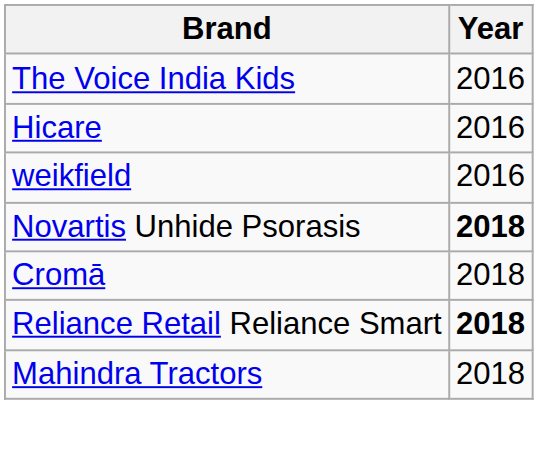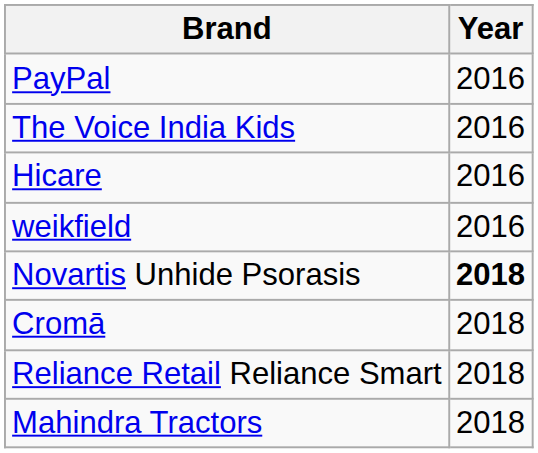+ row: (61, 78)
(491, 324) bold -> (491, 373) normal
